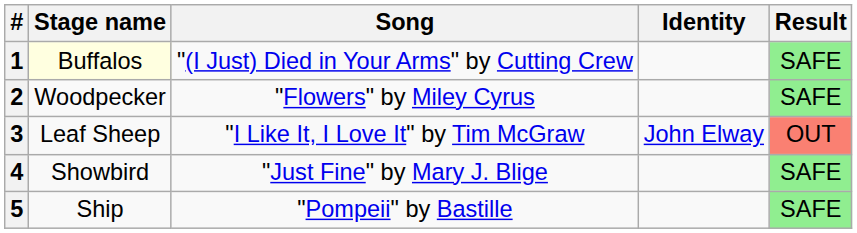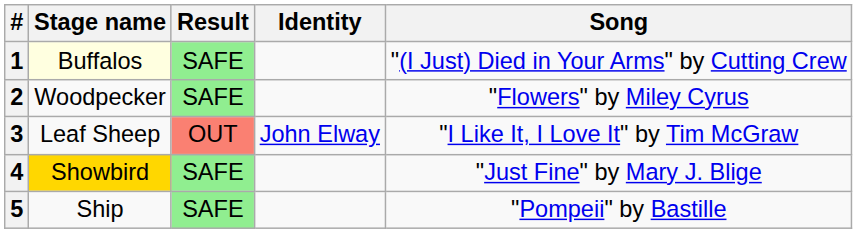columns swapped: (405, 23) <-> (811, 23)
(100, 172) no background -> (100, 172) gold background
